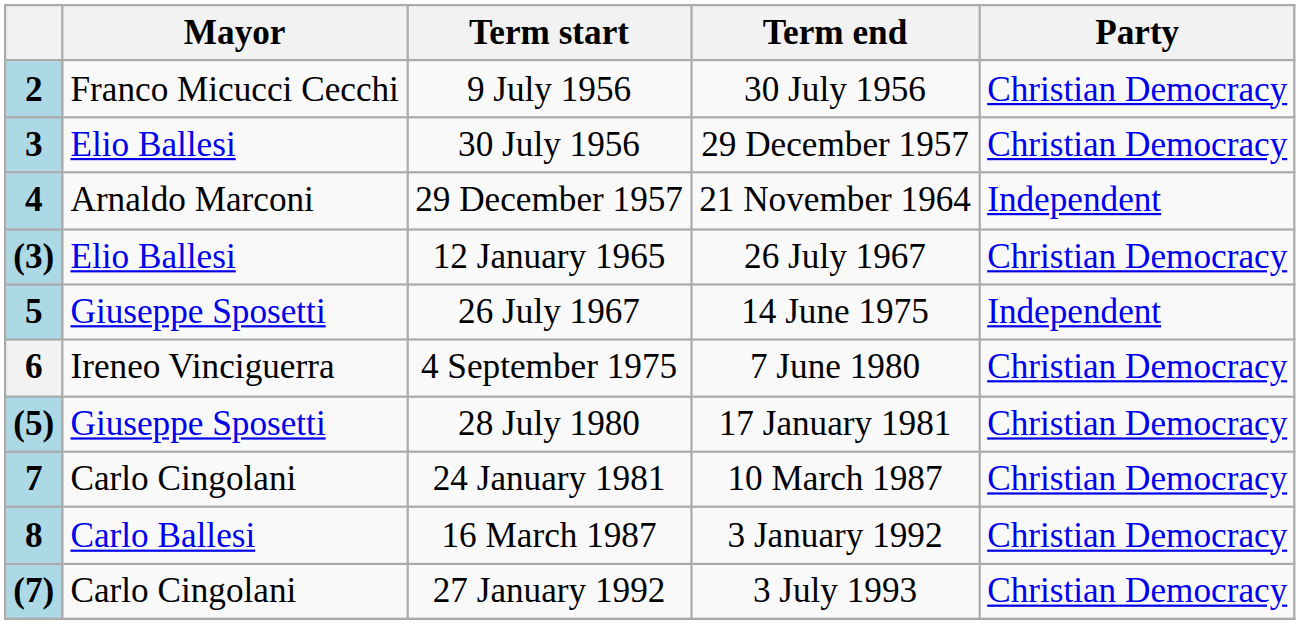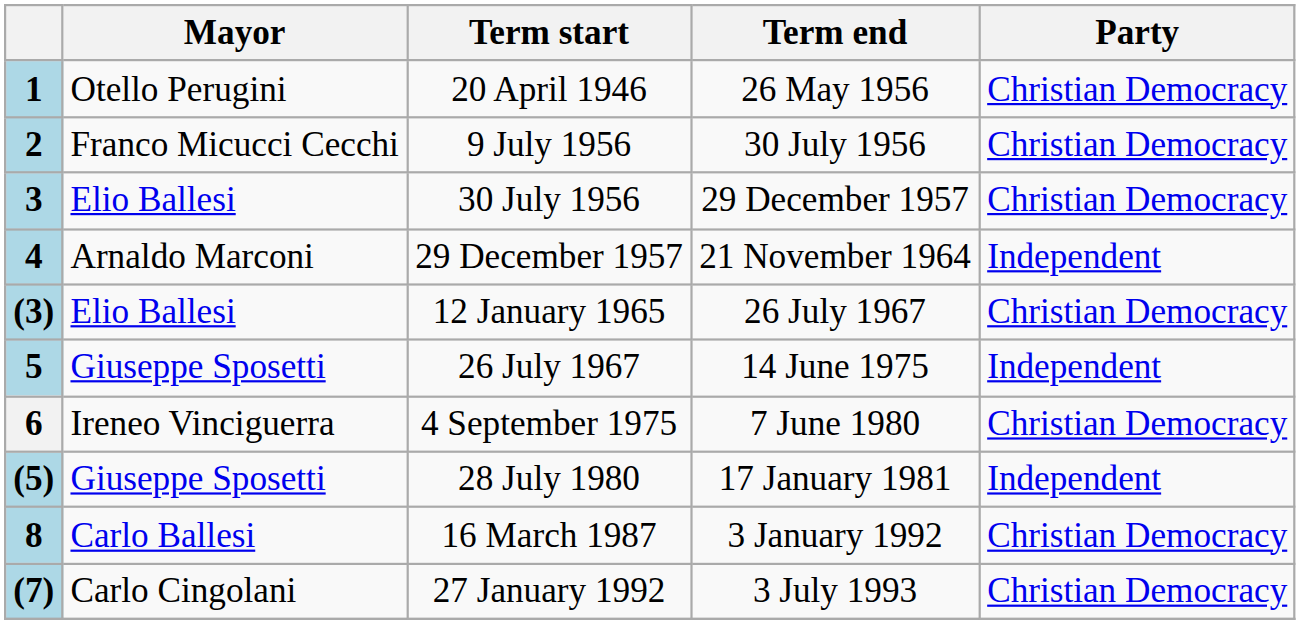+ row: (34, 88)
(1137, 423) Christian Democracy -> (1074, 479) Independent
- row: (34, 479)
